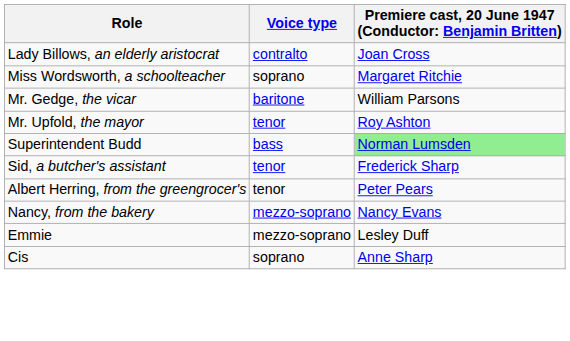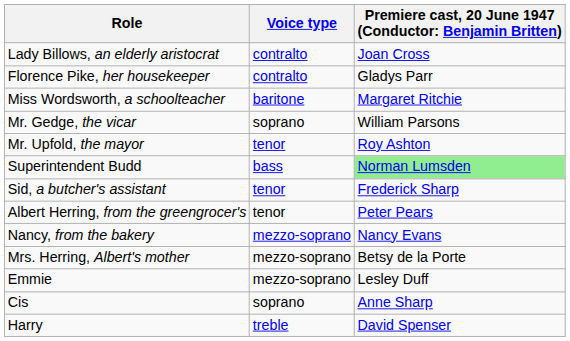+ row: (109, 76)
(279, 76) soprano -> (279, 99) baritone
(279, 99) baritone -> (279, 122) soprano
+ row: (99, 257)
+ row: (25, 325)
